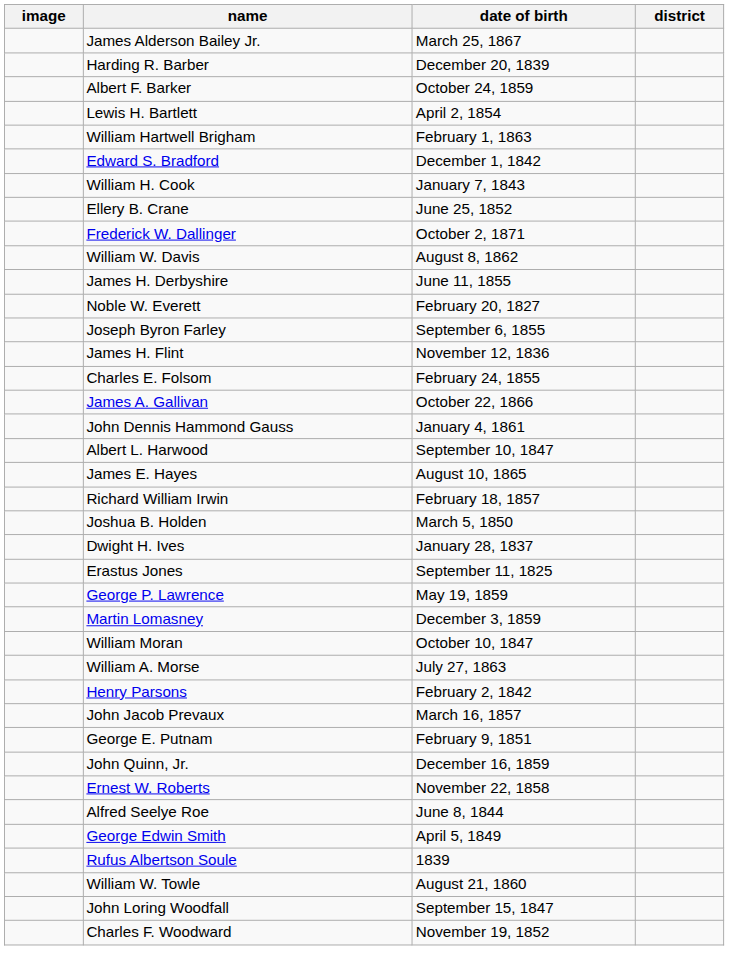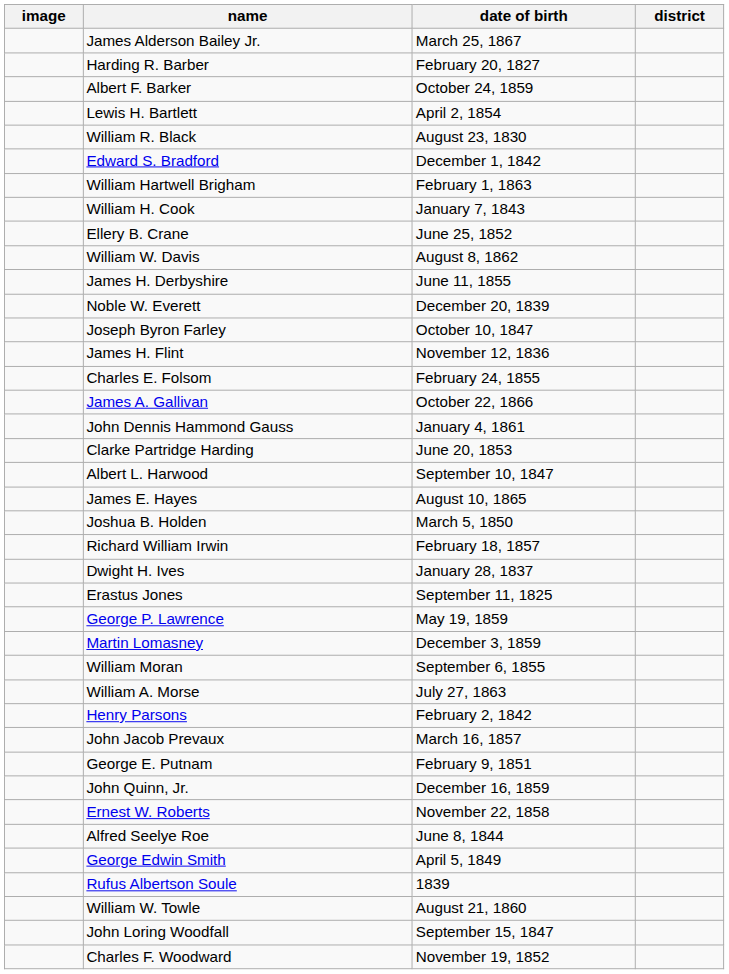(483, 64) December 20, 1839 -> (478, 64) February 20, 1827
+ row: (141, 137)
rows swapped: (153, 161) <-> (171, 137)
- row: (161, 233)
(478, 305) February 20, 1827 -> (483, 305) December 20, 1839
(480, 329) September 6, 1855 -> (475, 329) October 10, 1847
+ row: (170, 450)
rows swapped: (146, 522) <-> (157, 498)
(475, 643) October 10, 1847 -> (480, 667) September 6, 1855
